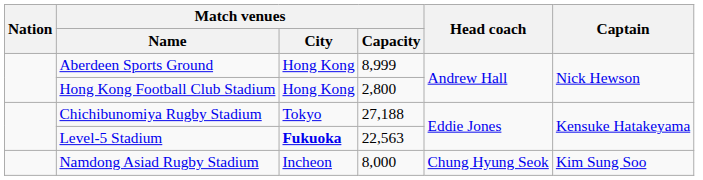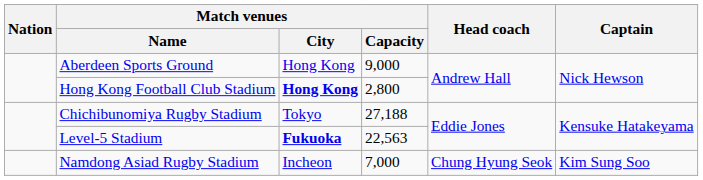(379, 65) 8,999 -> (382, 65) 9,000
(319, 89) normal -> (320, 89) bold
(379, 162) 8,000 -> (382, 162) 7,000
